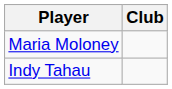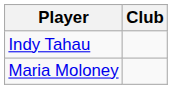rows swapped: (63, 44) <-> (49, 71)
